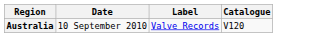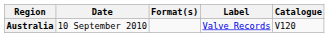+ column: (175, 11)
